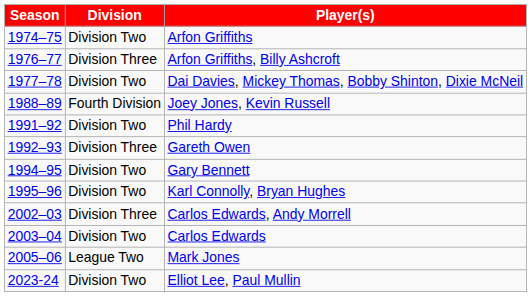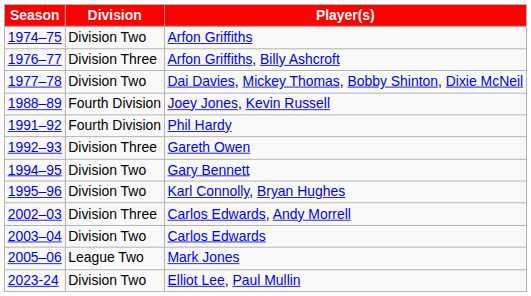(107, 125) Division Two -> (115, 125) Fourth Division
